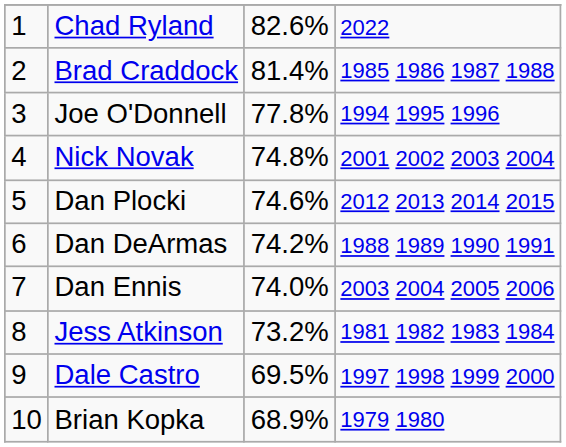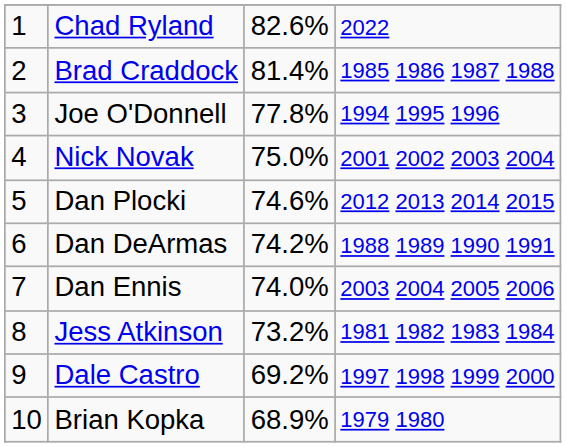(290, 157) 74.8% -> (290, 157) 75.0%
(290, 375) 69.5% -> (290, 375) 69.2%
